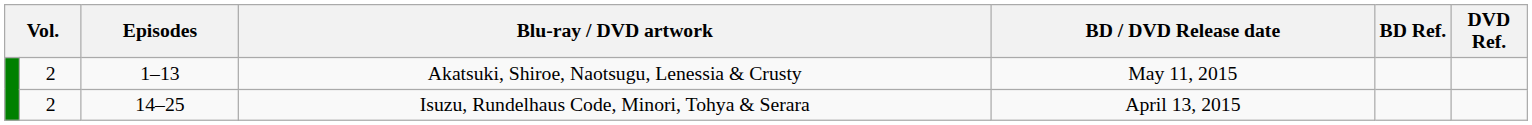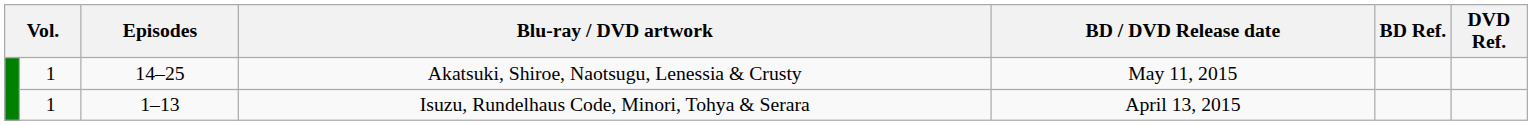(51, 73) 2 -> (51, 73) 1
(160, 73) 1–13 -> (160, 73) 14–25
(51, 104) 2 -> (51, 104) 1
(160, 104) 14–25 -> (160, 104) 1–13
